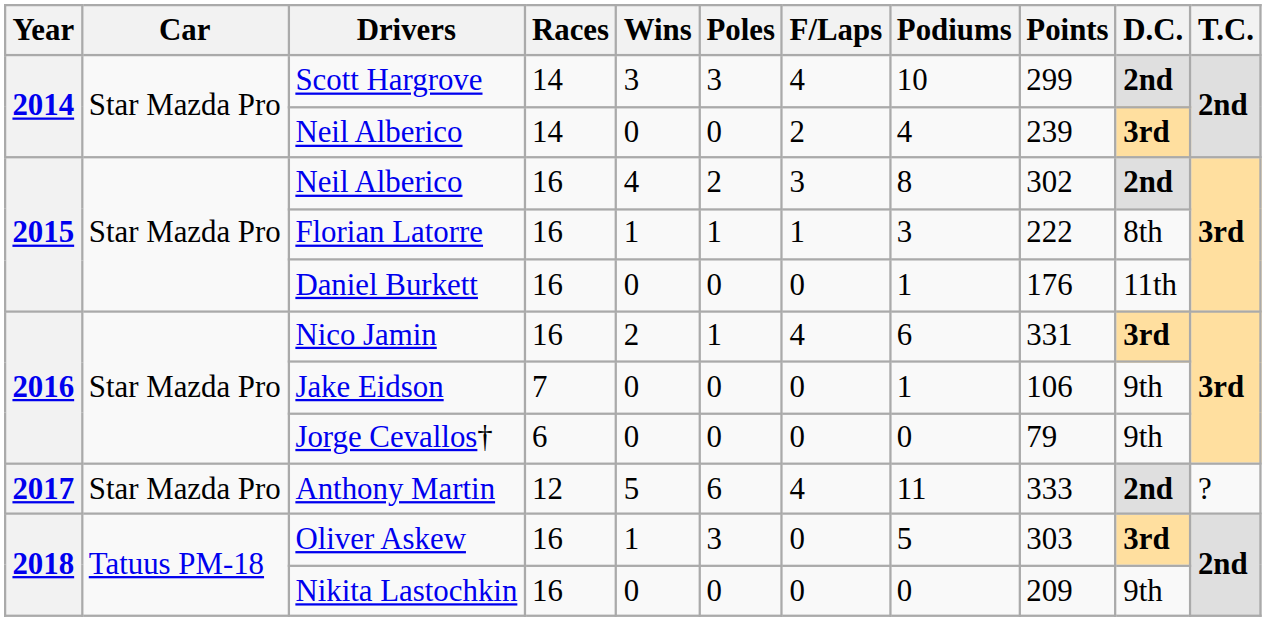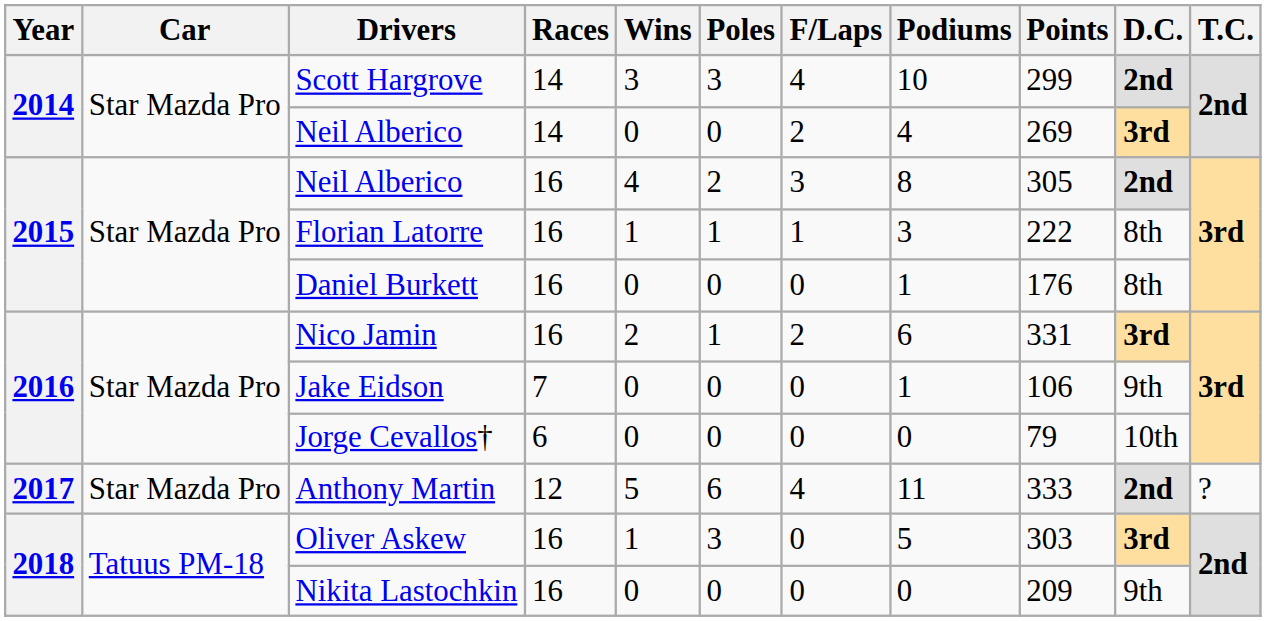(1049, 131) 239 -> (1049, 131) 269
(1049, 182) 302 -> (1049, 182) 305
(1150, 284) 11th -> (1143, 284) 8th
(797, 335) 4 -> (797, 335) 2
(1143, 437) 9th -> (1151, 437) 10th
